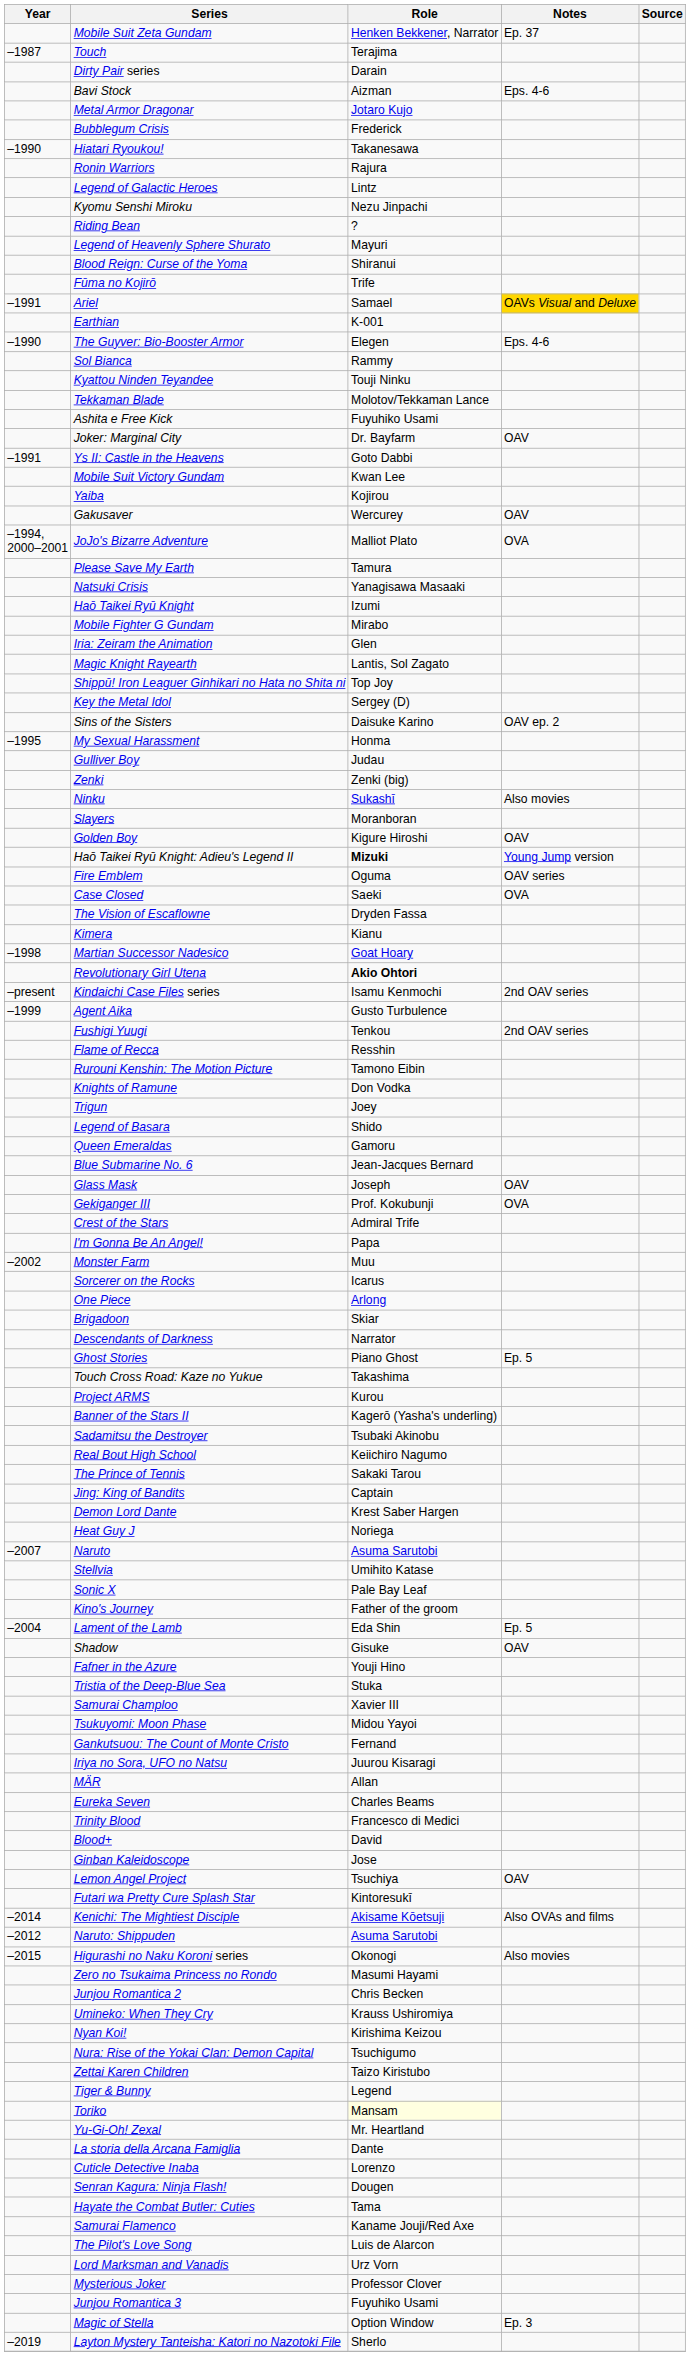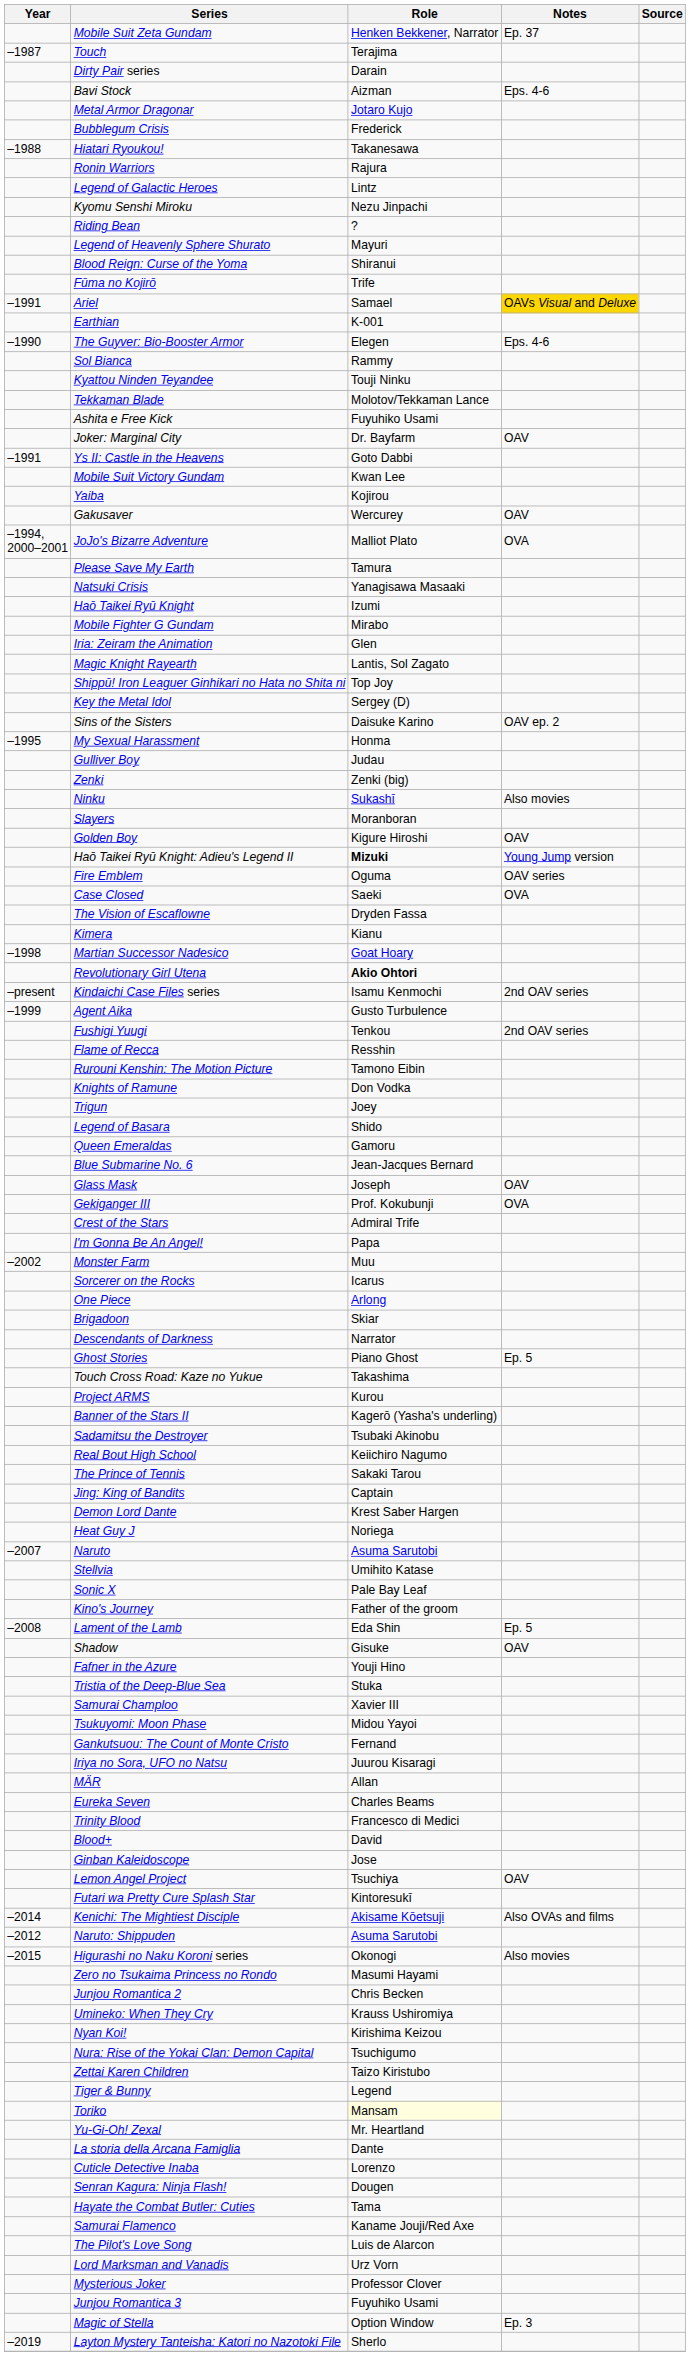(24, 149) –1990 -> (24, 149) –1988
(24, 1628) –2004 -> (24, 1628) –2008
